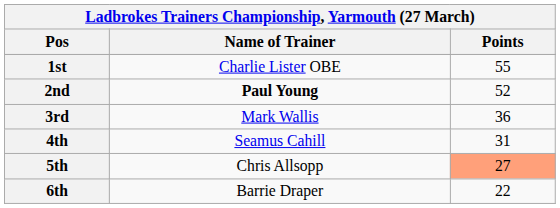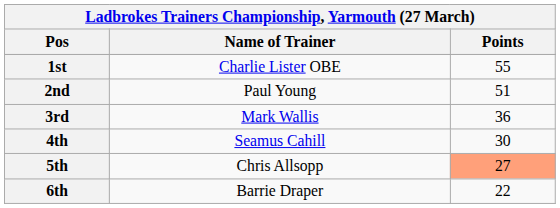(280, 91) bold -> (280, 91) normal
(503, 91) 52 -> (503, 91) 51
(503, 141) 31 -> (503, 141) 30
